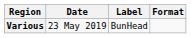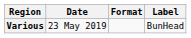columns swapped: (168, 12) <-> (129, 12)
